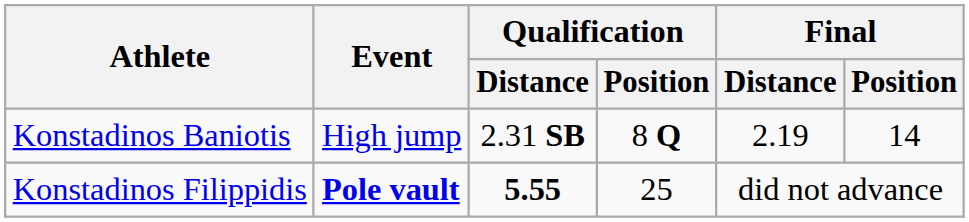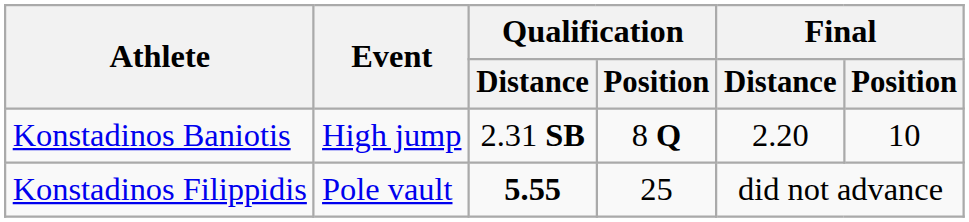(780, 135) 2.19 -> (780, 135) 2.20
(904, 135) 14 -> (904, 135) 10
(391, 189) bold -> (387, 189) normal
